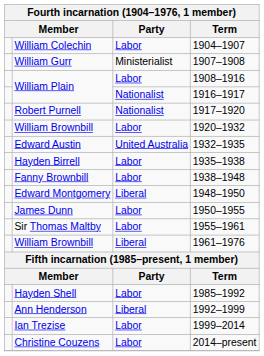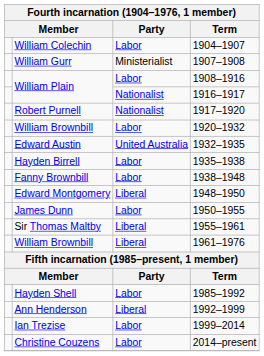(128, 227) Labor -> (131, 227) Liberal
